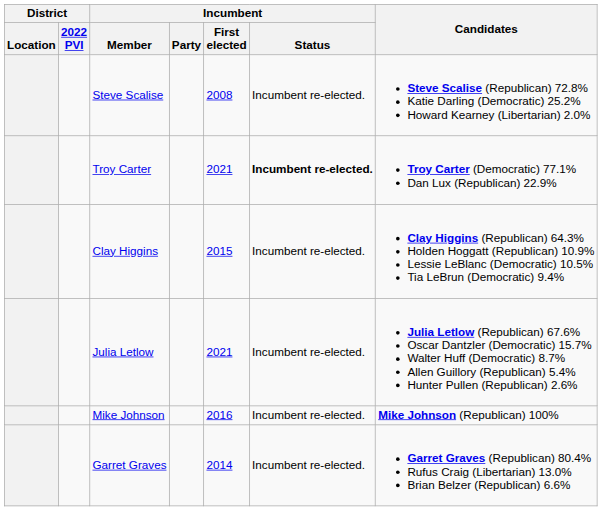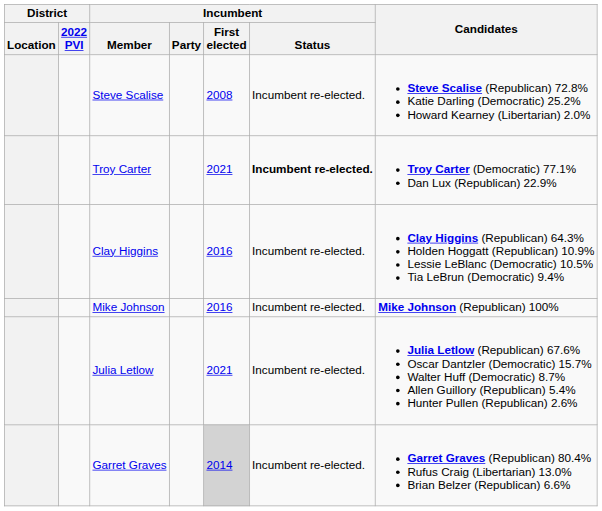(219, 251) 2015 -> (219, 251) 2016
rows swapped: (129, 415) <-> (123, 352)
(219, 465) no background -> (219, 465) lightgrey background
